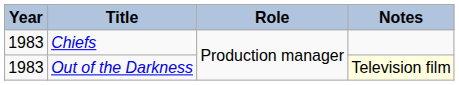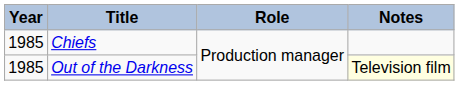(26, 43) 1983 -> (26, 43) 1985
(26, 68) 1983 -> (26, 68) 1985
